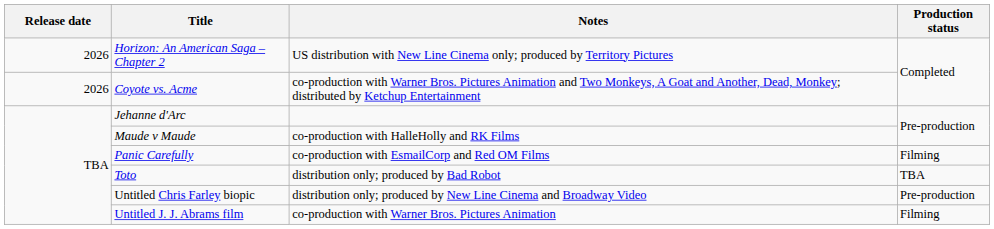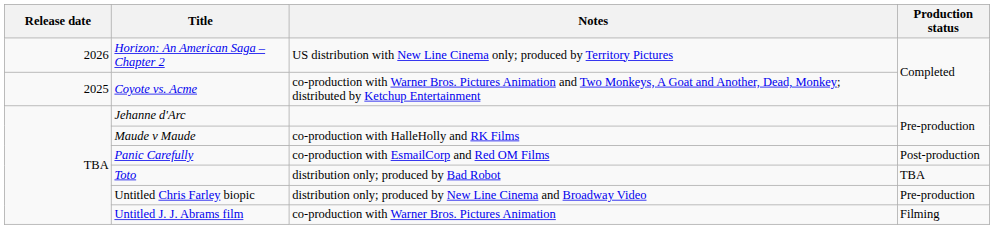(96, 89) 2026 -> (96, 89) 2025
(920, 155) Filming -> (940, 155) Post-production
